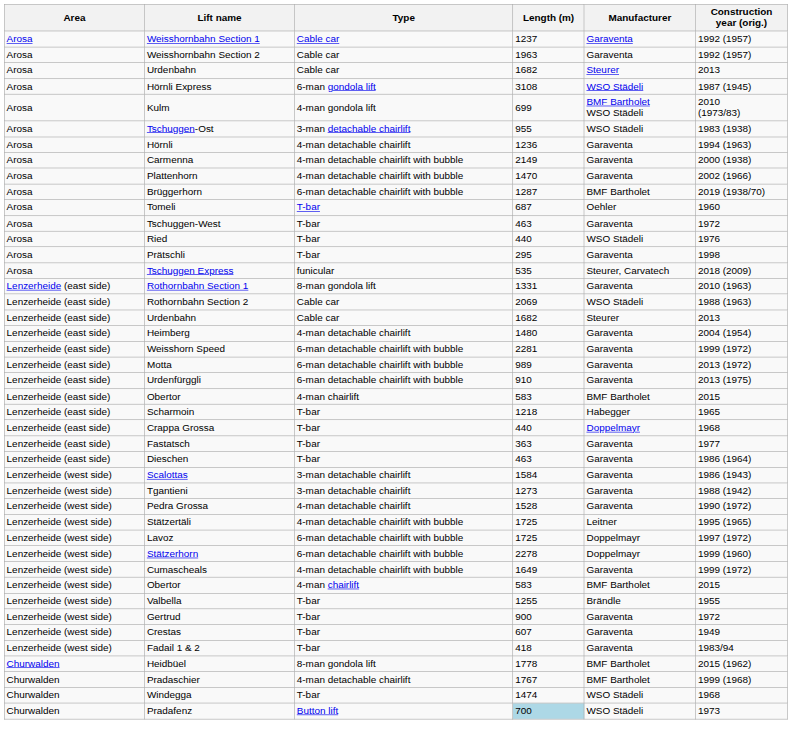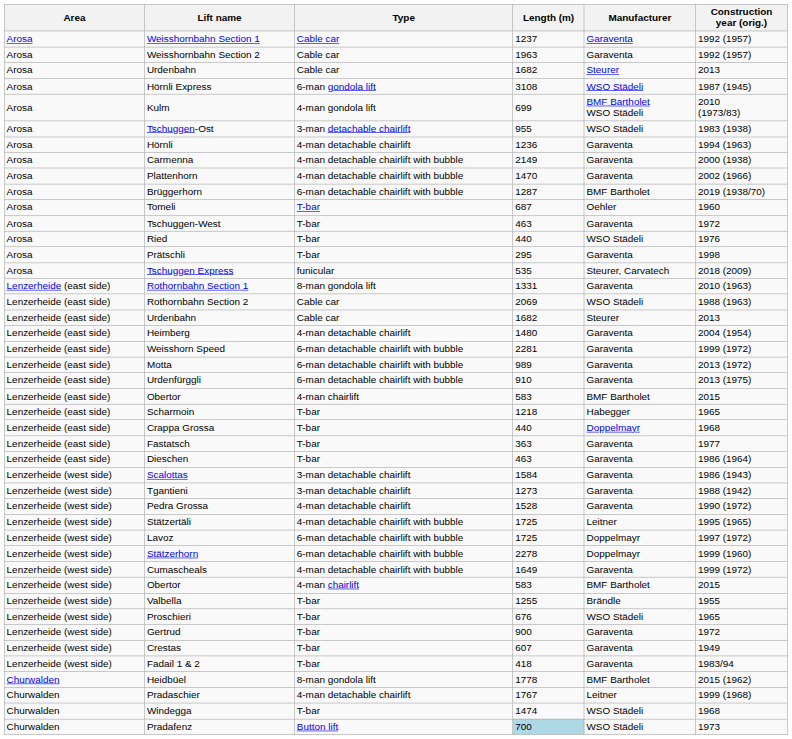+ row: (59, 616)
(618, 679) BMF Bartholet -> (602, 695) Leitner
